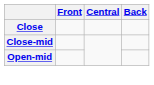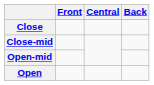+ row: (30, 73)
